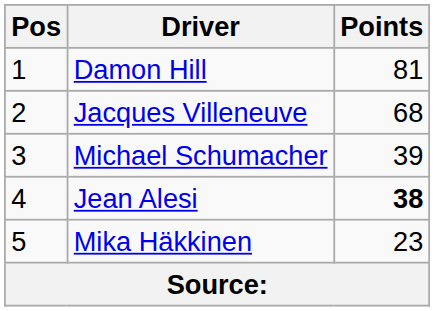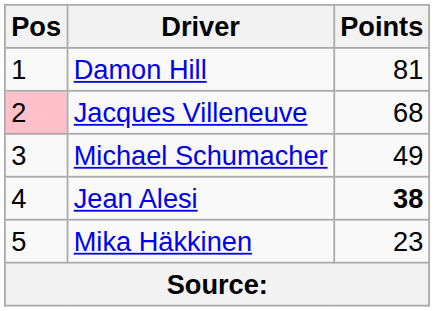(19, 113) no background -> (19, 113) pink background
(408, 156) 39 -> (408, 156) 49
